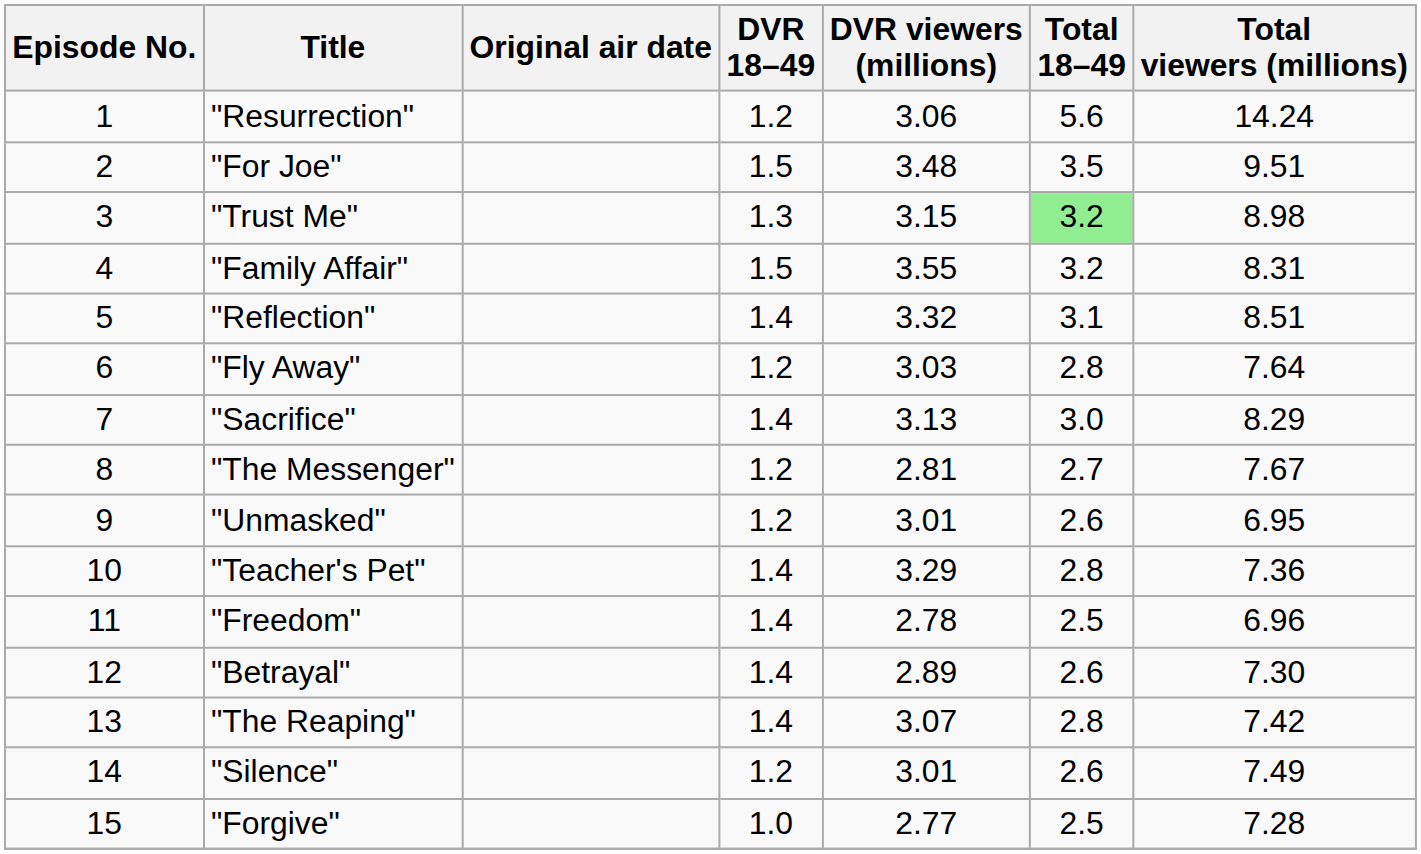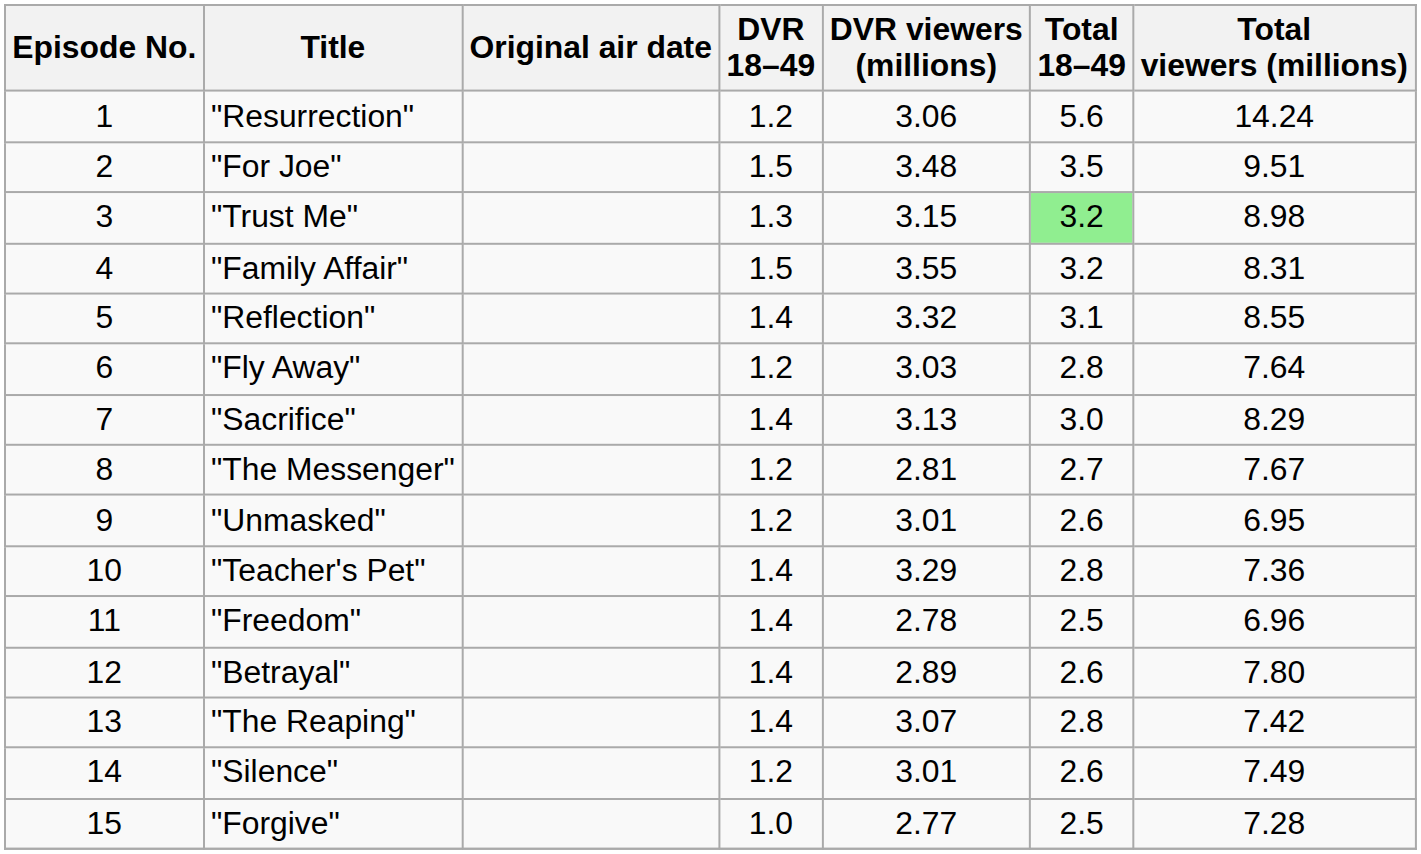(1274, 318) 8.51 -> (1274, 318) 8.55
(1274, 671) 7.30 -> (1274, 671) 7.80
